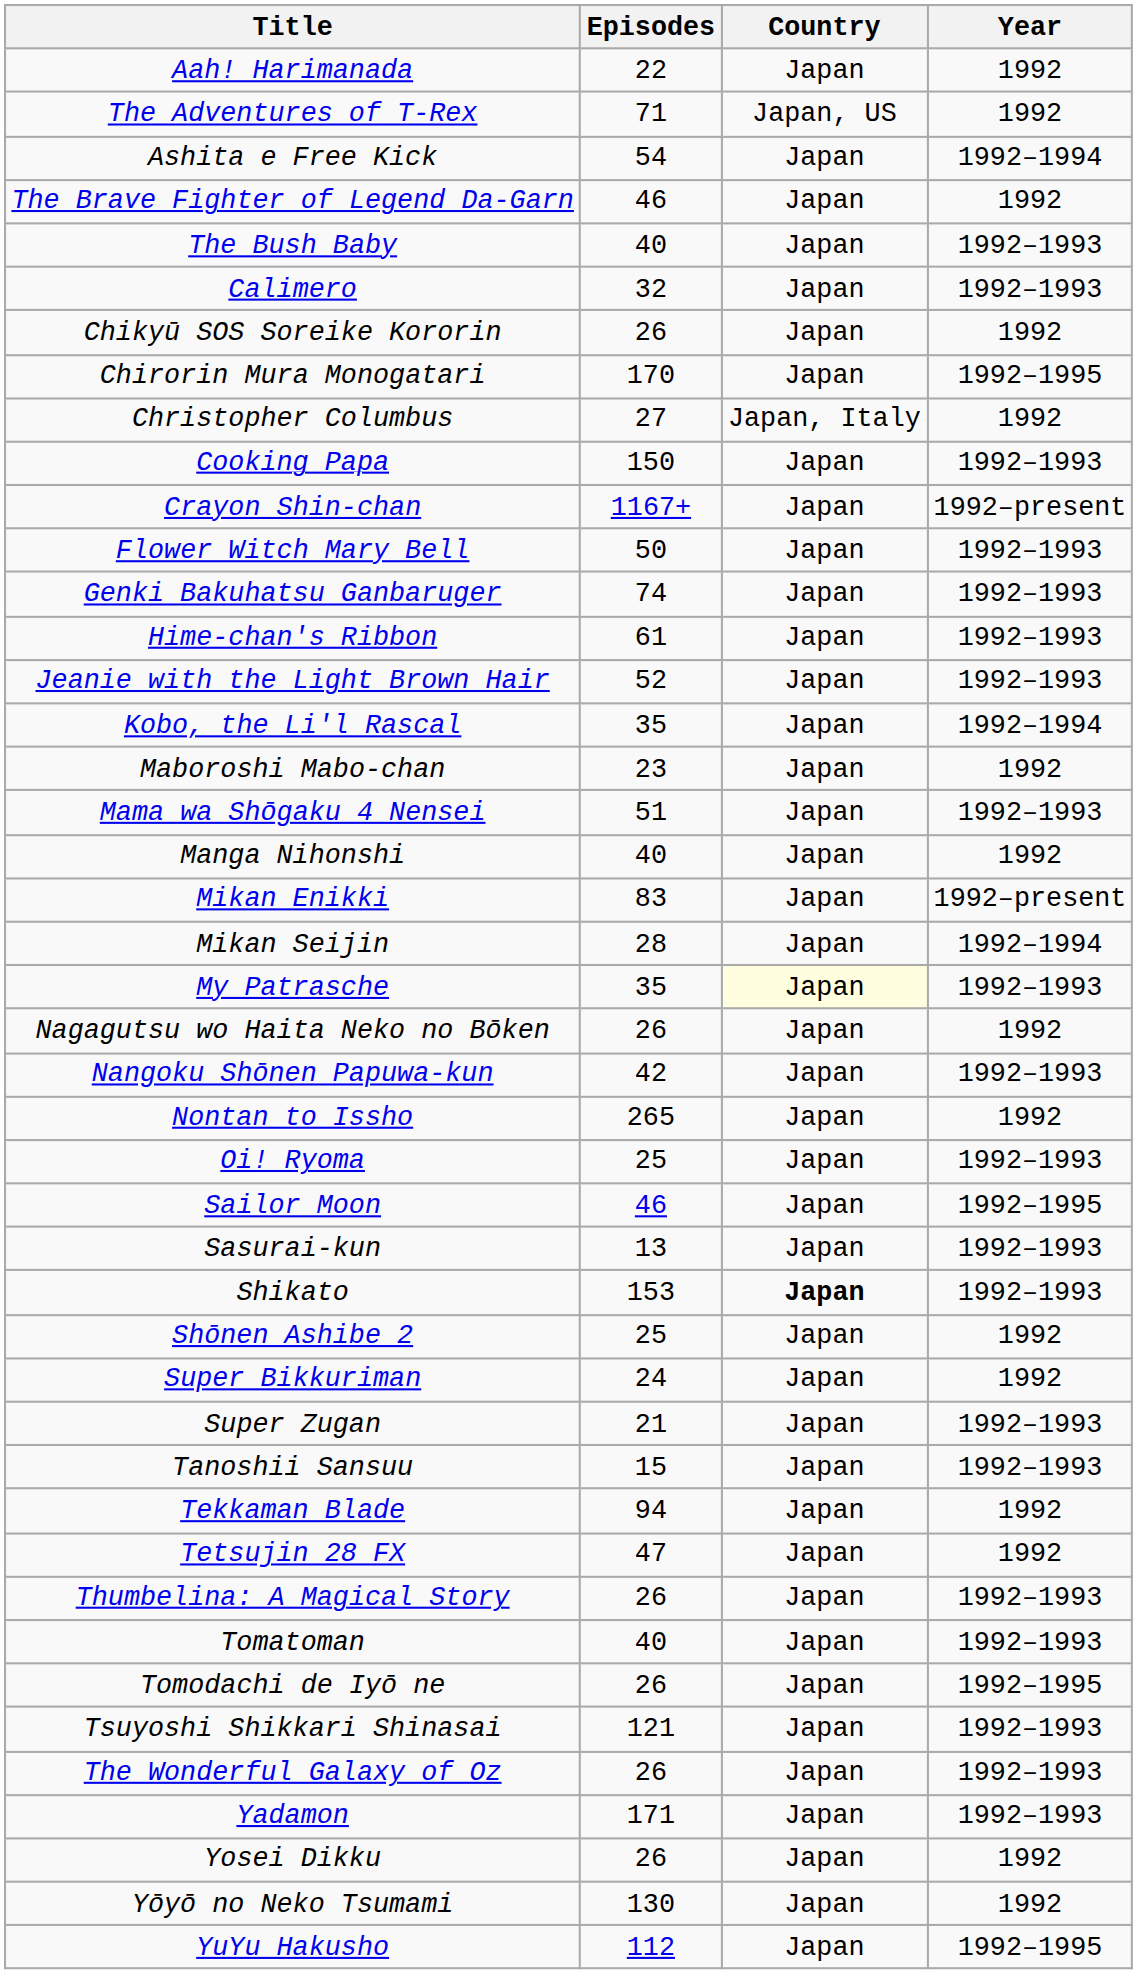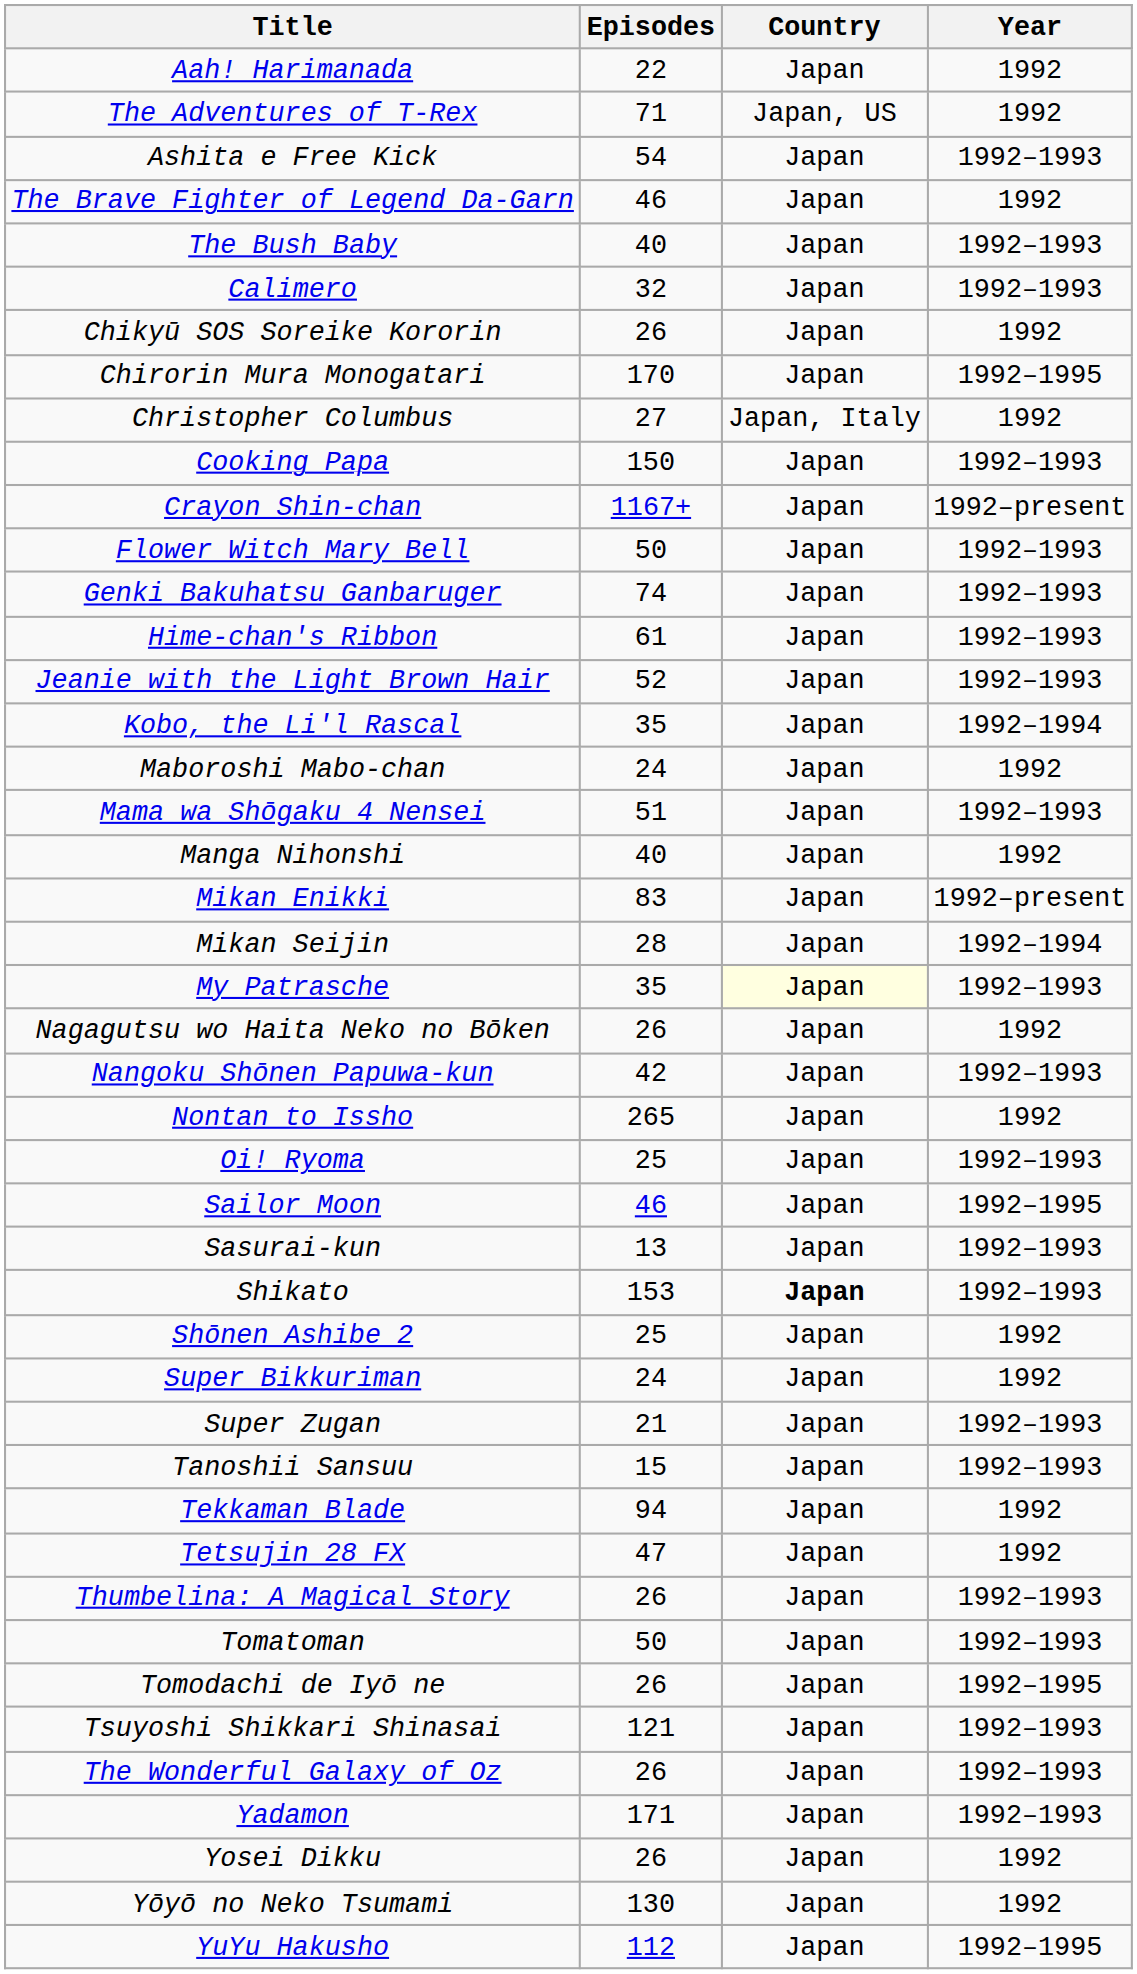(1030, 158) 1992–1994 -> (1030, 158) 1992–1993
(651, 769) 23 -> (651, 769) 24
(651, 1642) 40 -> (651, 1642) 50
